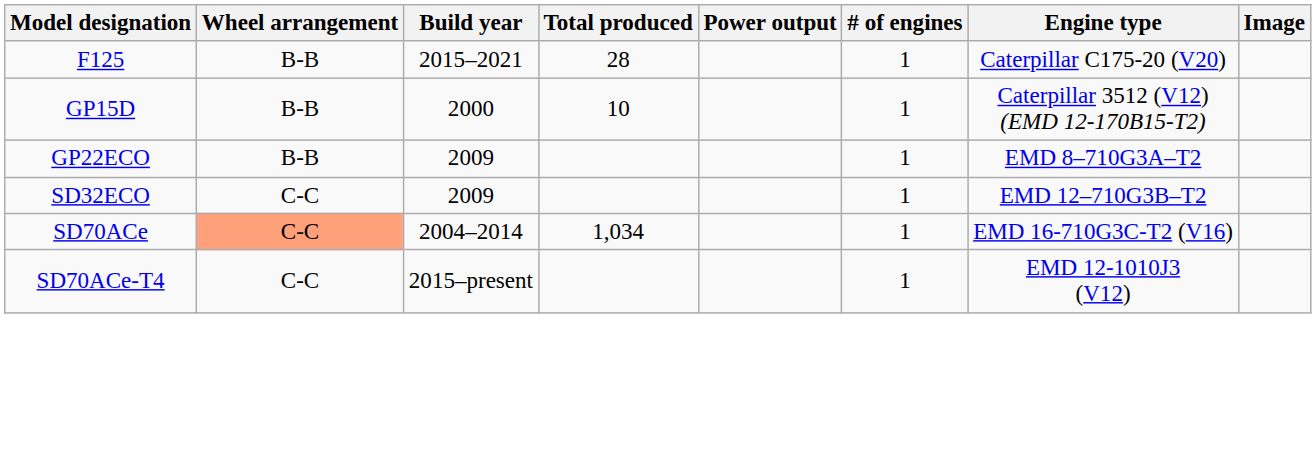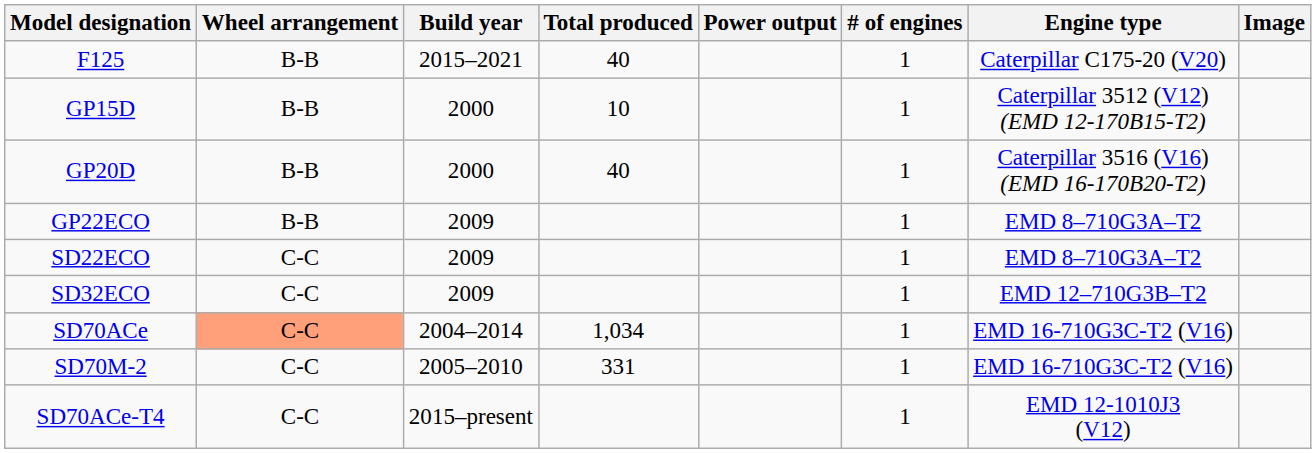(618, 59) 28 -> (618, 59) 40
+ row: (101, 171)
+ row: (101, 257)
+ row: (101, 366)
